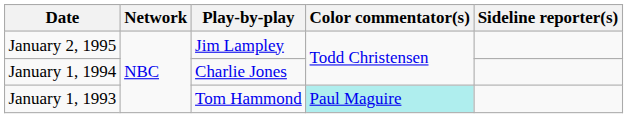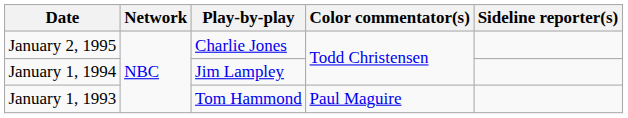(240, 44) Jim Lampley -> (241, 44) Charlie Jones
(241, 71) Charlie Jones -> (240, 71) Jim Lampley
(356, 98) paleturquoise background -> (356, 98) no background
